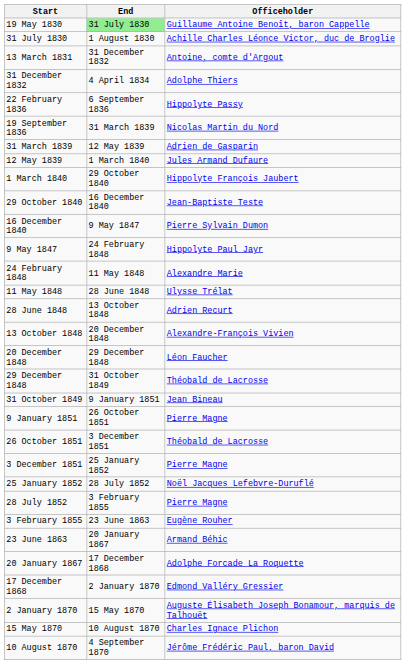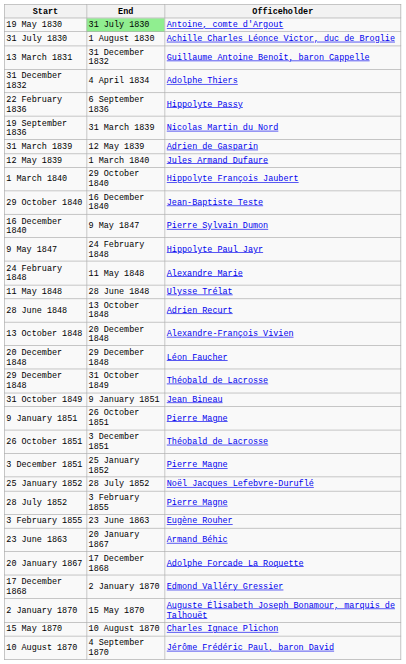(268, 25) Guillaume Antoine Benoît, baron Cappelle -> (225, 25) Antoine, comte d'Argout
(225, 57) Antoine, comte d'Argout -> (268, 57) Guillaume Antoine Benoît, baron Cappelle
